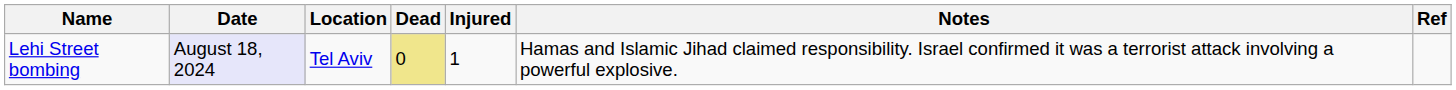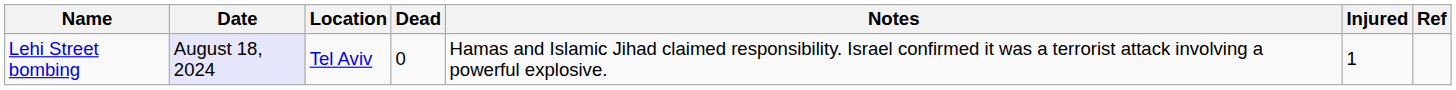columns swapped: (480, 19) <-> (964, 19)
(401, 59) khaki background -> (401, 59) no background
